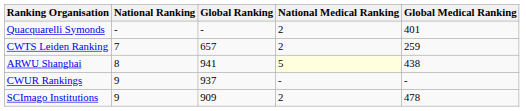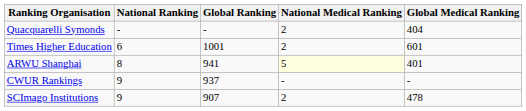(412, 30) 401 -> (415, 30) 404
- row: (57, 47)
+ row: (59, 47)
(412, 64) 438 -> (415, 64) 401
(208, 98) 909 -> (211, 98) 907
